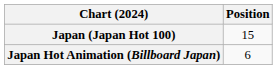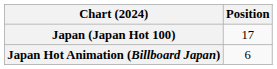(248, 34) 15 -> (248, 34) 17
